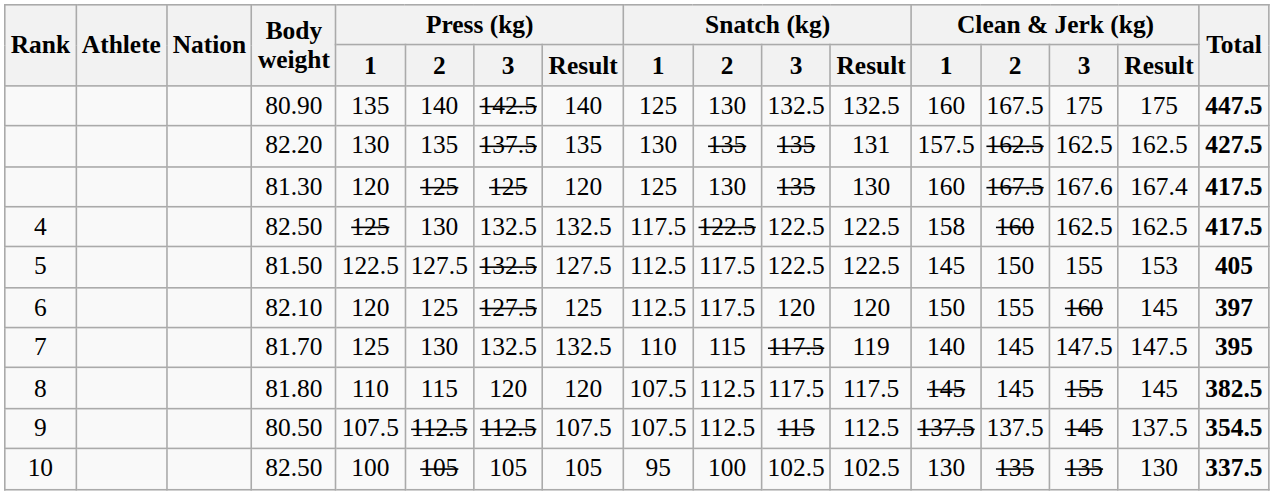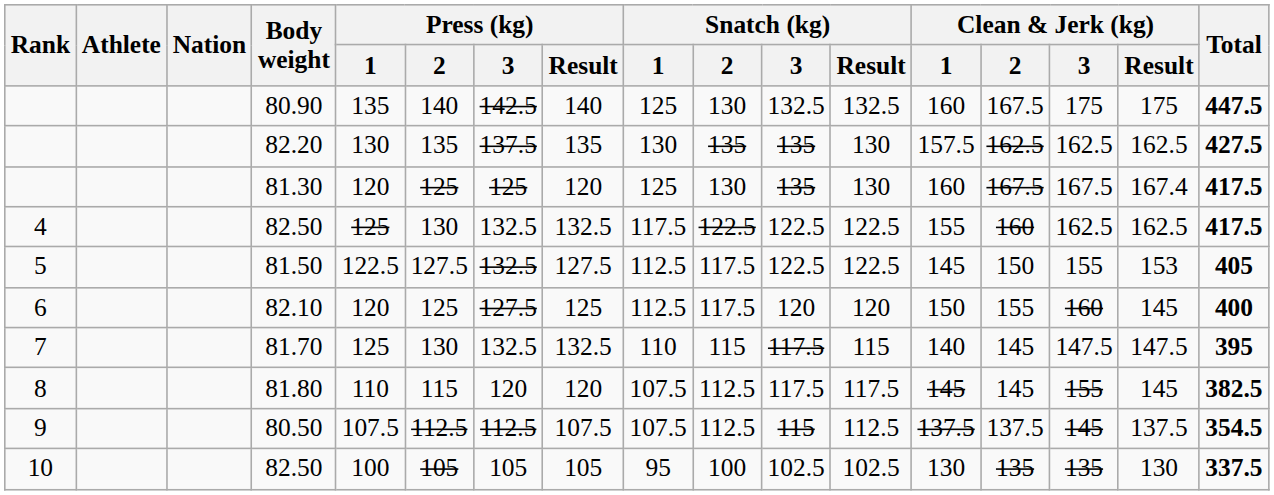(871, 145) 131 -> (871, 145) 130
(1084, 186) 167.6 -> (1084, 186) 167.5
(946, 226) 158 -> (946, 226) 155
(1234, 307) 397 -> (1234, 307) 400
(871, 347) 119 -> (871, 347) 115
